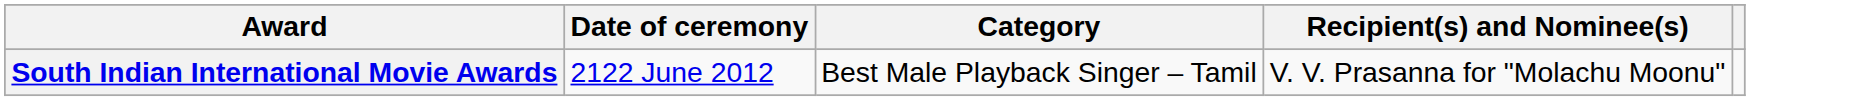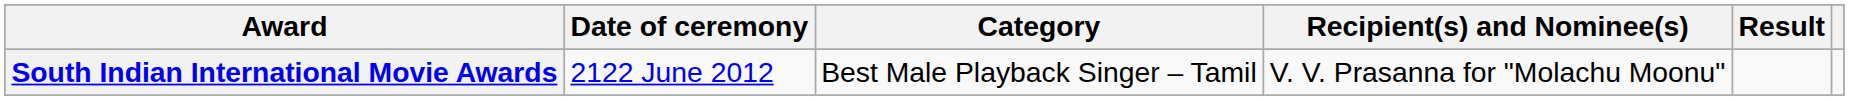+ column: (1782, 26)
